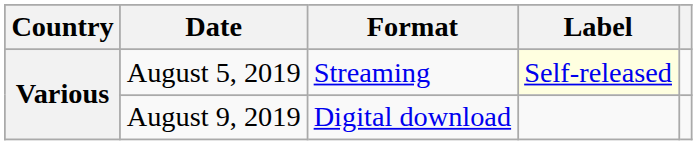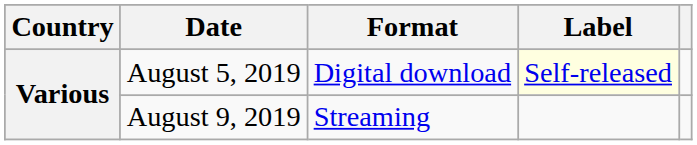(372, 71) Streaming -> (412, 71) Digital download
(412, 116) Digital download -> (372, 116) Streaming
